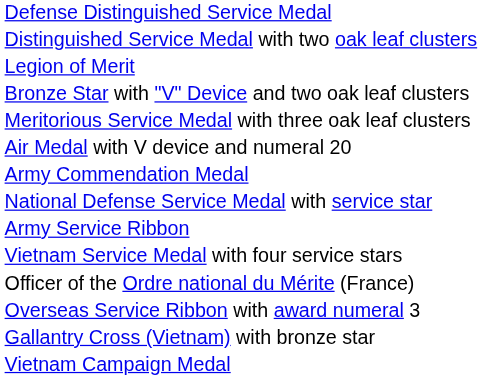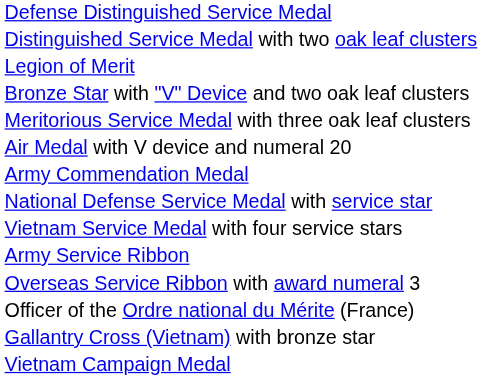rows swapped: (203, 256) <-> (97, 229)
rows swapped: (212, 310) <-> (210, 283)
